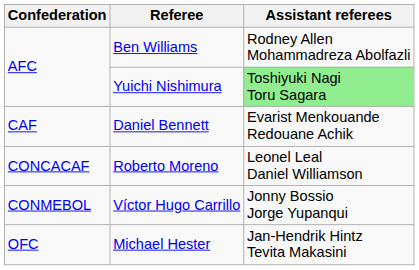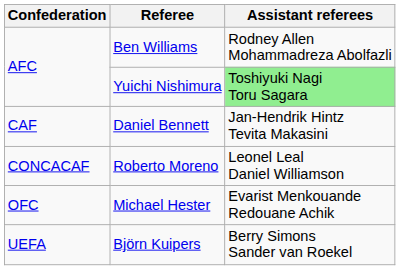(313, 126) Evarist Menkouande Redouane Achik -> (286, 126) Jan-Hendrik Hintz Tevita Makasini
- row: (177, 205)
(305, 244) Jan-Hendrik Hintz Tevita Makasini -> (295, 205) Evarist Menkouande Redouane Achik
+ row: (157, 244)
